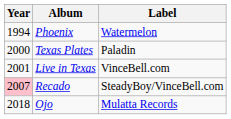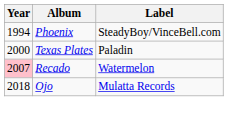(129, 31) Watermelon -> (159, 31) SteadyBoy/VinceBell.com
- row: (66, 68)
(162, 86) SteadyBoy/VinceBell.com -> (126, 68) Watermelon
